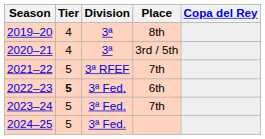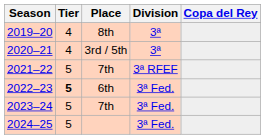columns swapped: (107, 13) <-> (157, 13)
